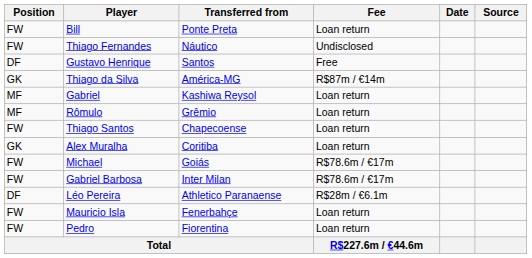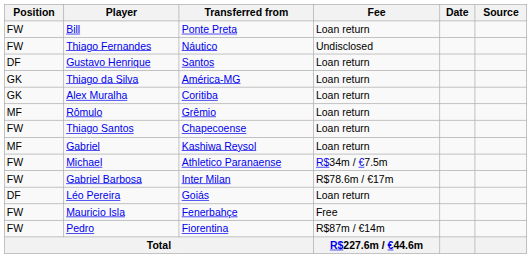(327, 63) Free -> (343, 63) Loan return
(350, 79) R$87m / €14m -> (343, 79) Loan return
rows swapped: (97, 146) <-> (83, 96)
(195, 162) Goiás -> (231, 162) Athletico Paranaense
(355, 162) R$78.6m / €17m -> (352, 162) R$34m / €7.5m
(231, 195) Athletico Paranaense -> (195, 195) Goiás
(352, 195) R$28m / €6.1m -> (343, 195) Loan return
(343, 212) Loan return -> (327, 212) Free
(343, 229) Loan return -> (350, 229) R$87m / €14m
